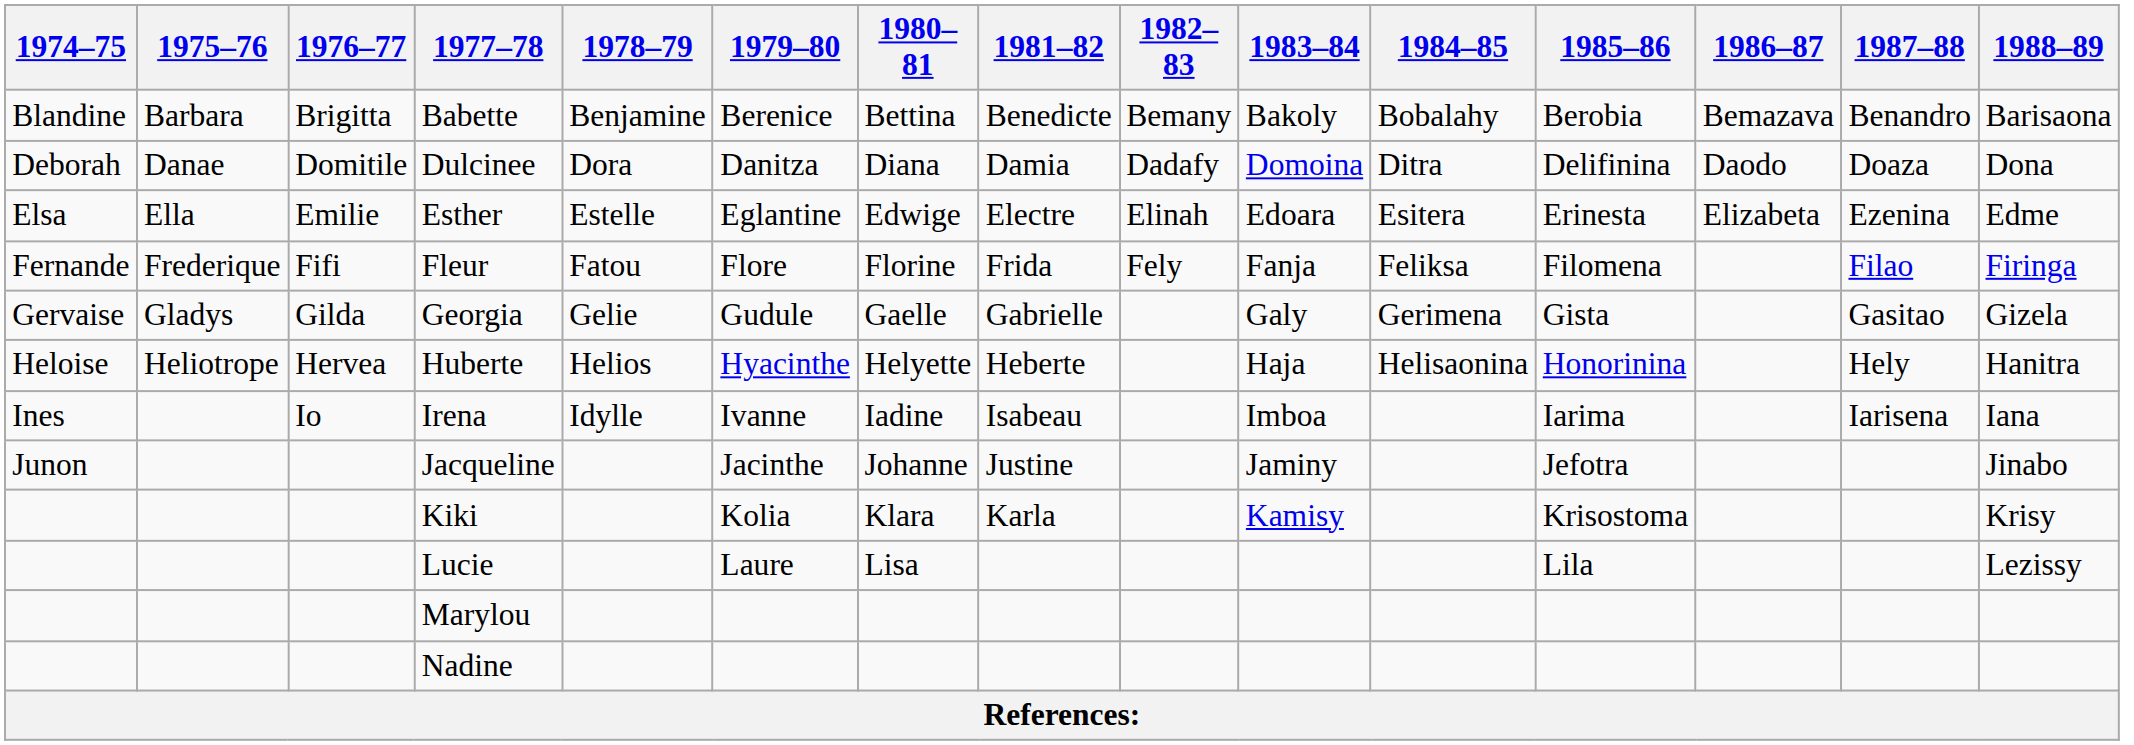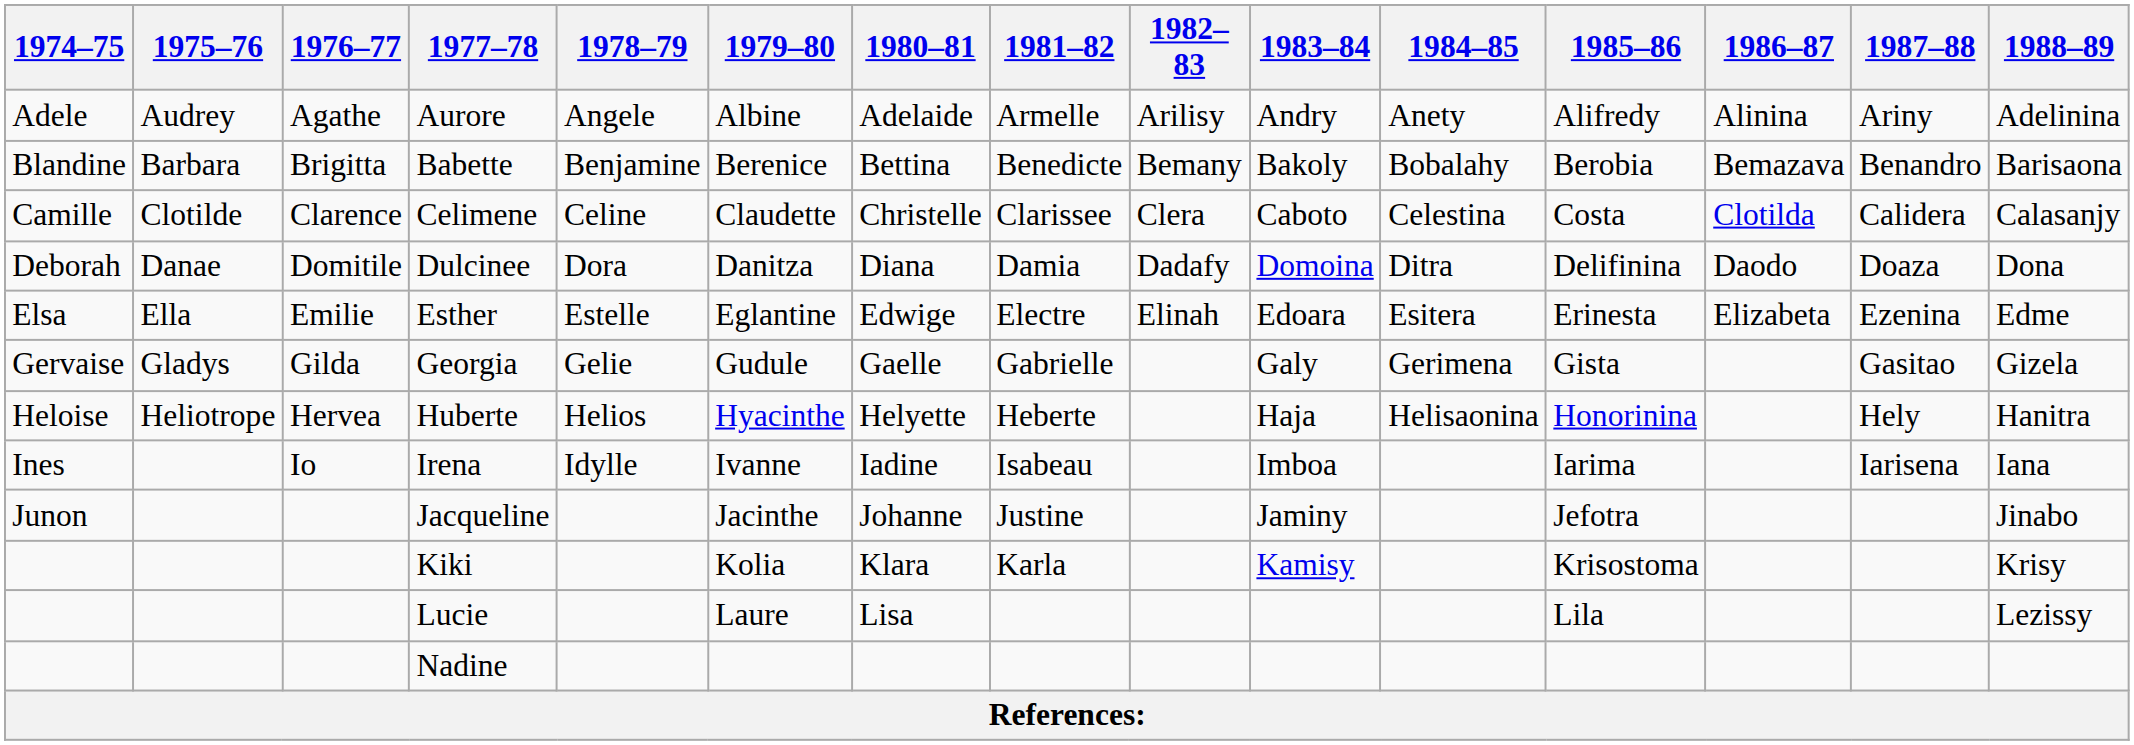+ row: (461, 114)
+ row: (477, 214)
- row: (455, 264)
- row: (476, 614)
